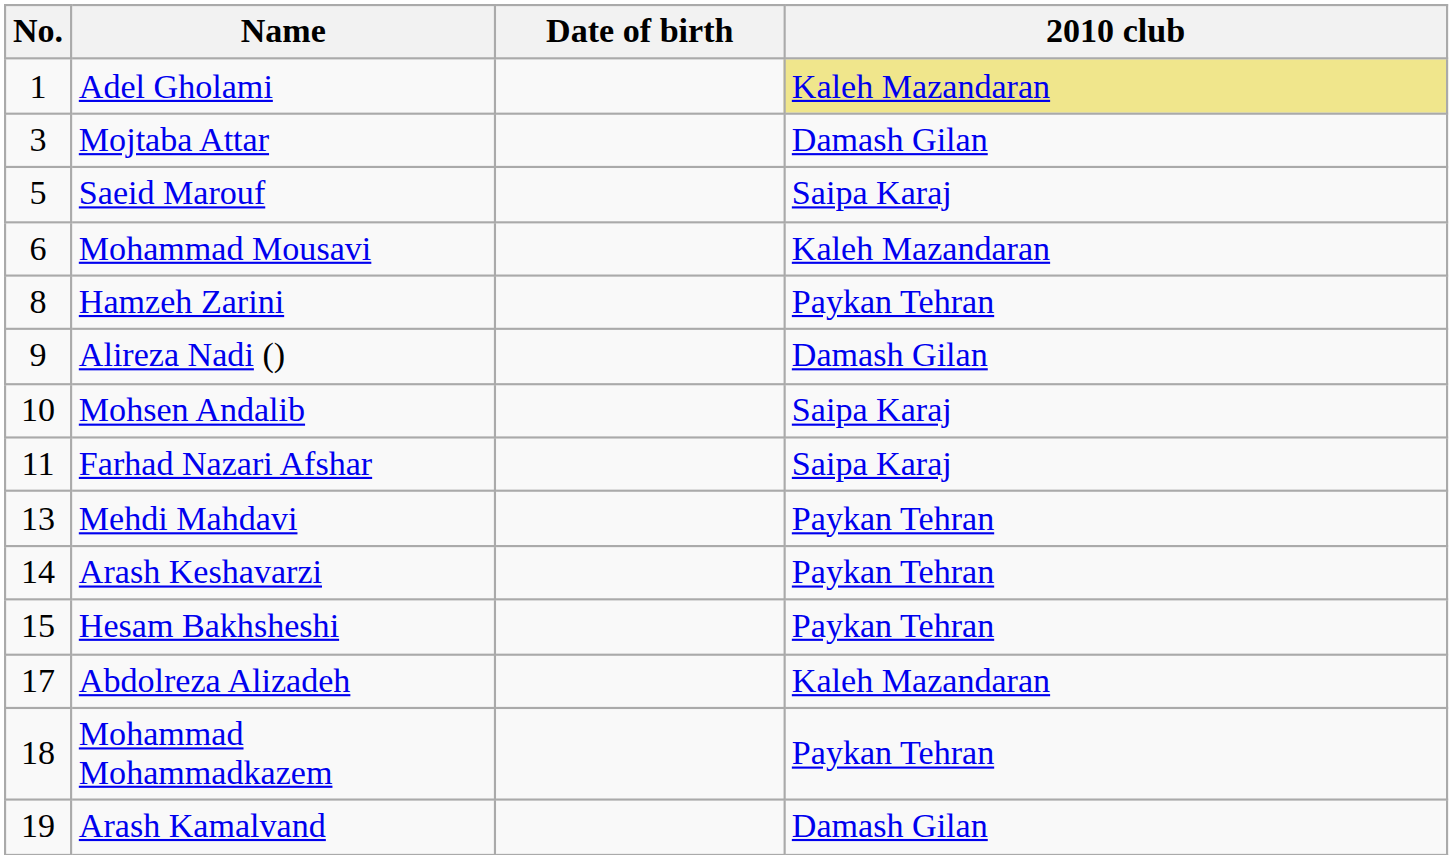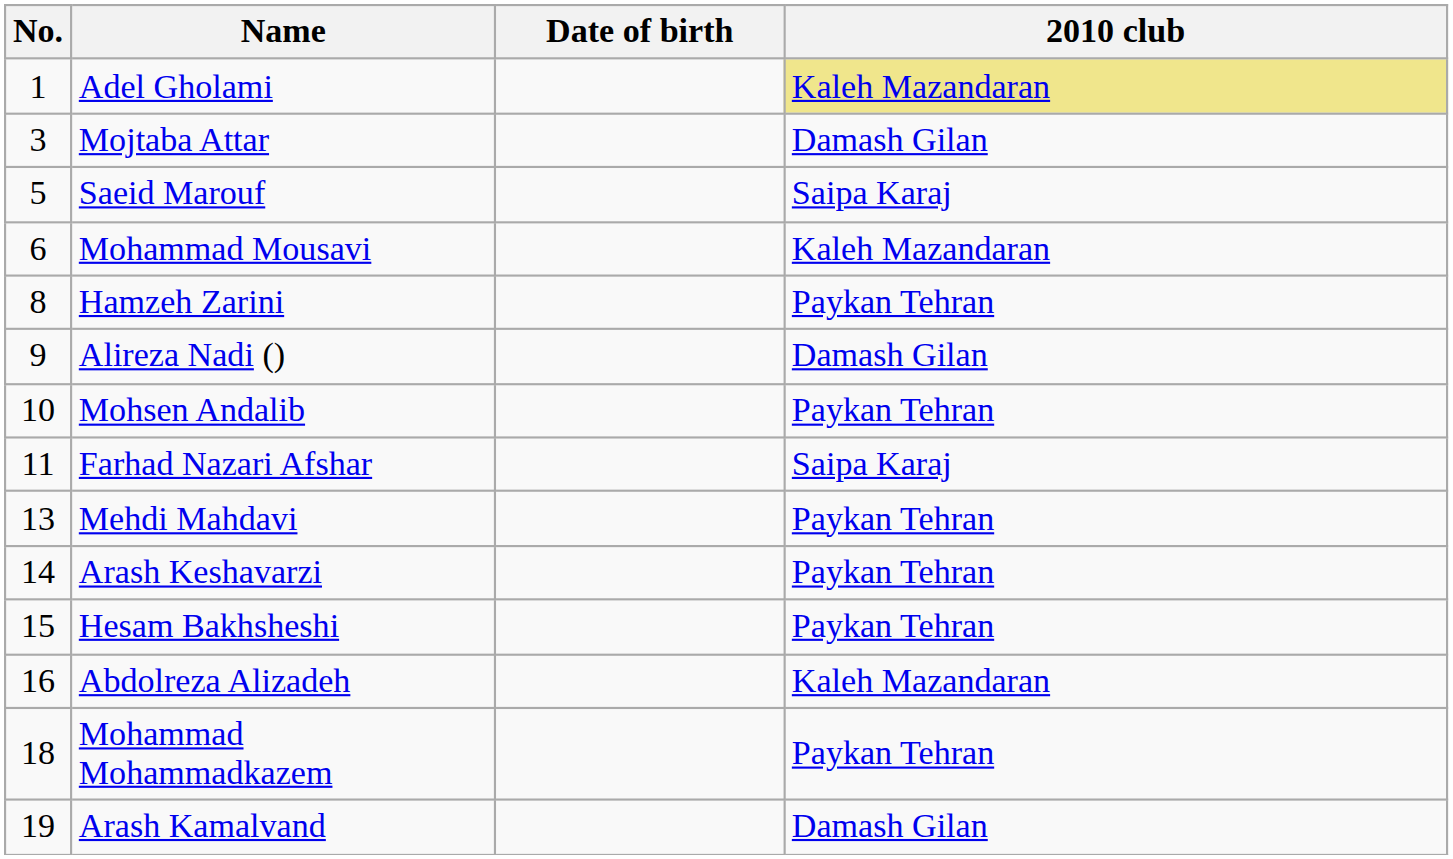(872, 409) Saipa Karaj -> (893, 409) Paykan Tehran
(38, 680) 17 -> (38, 680) 16
